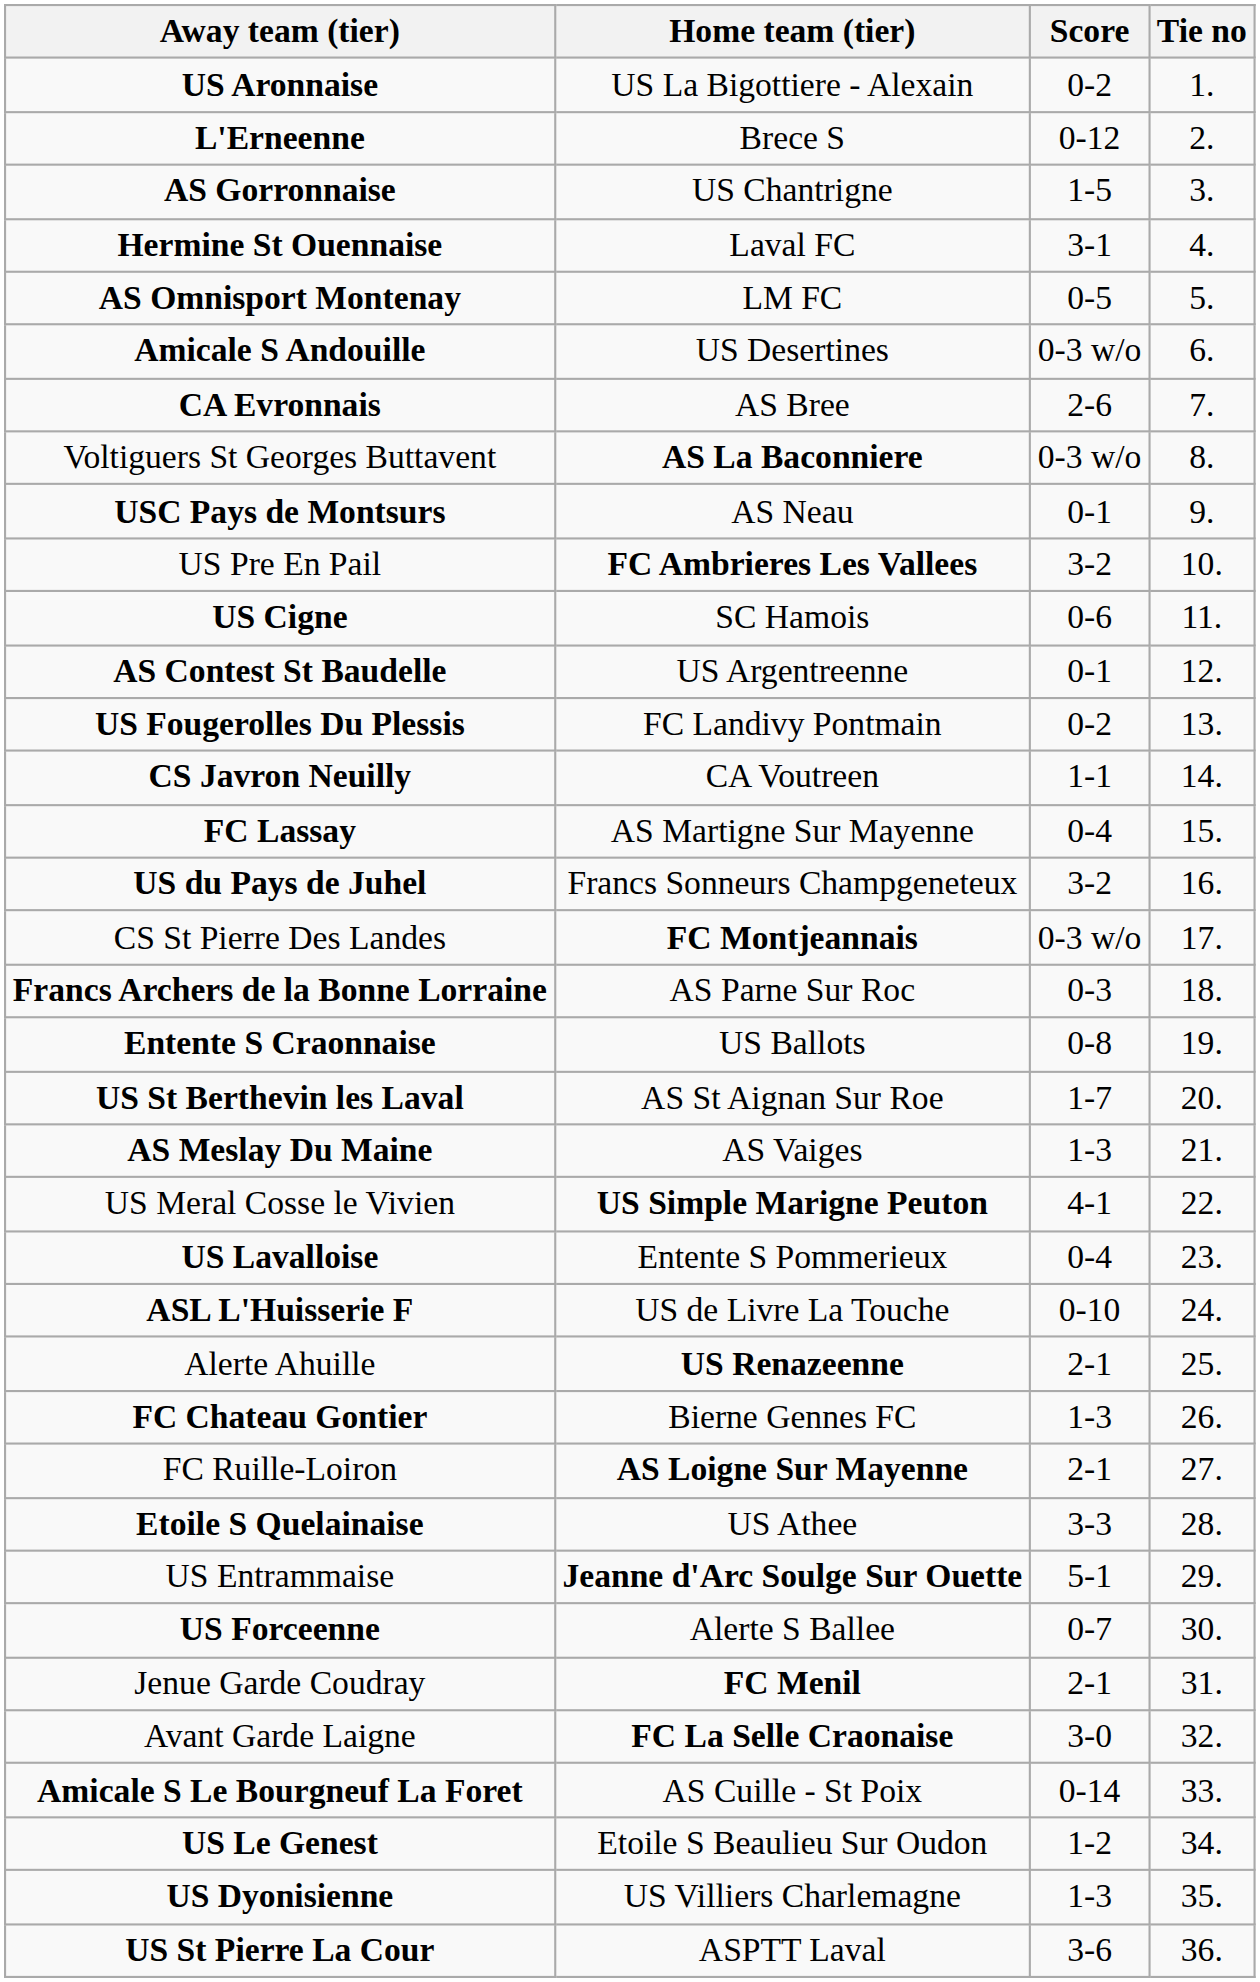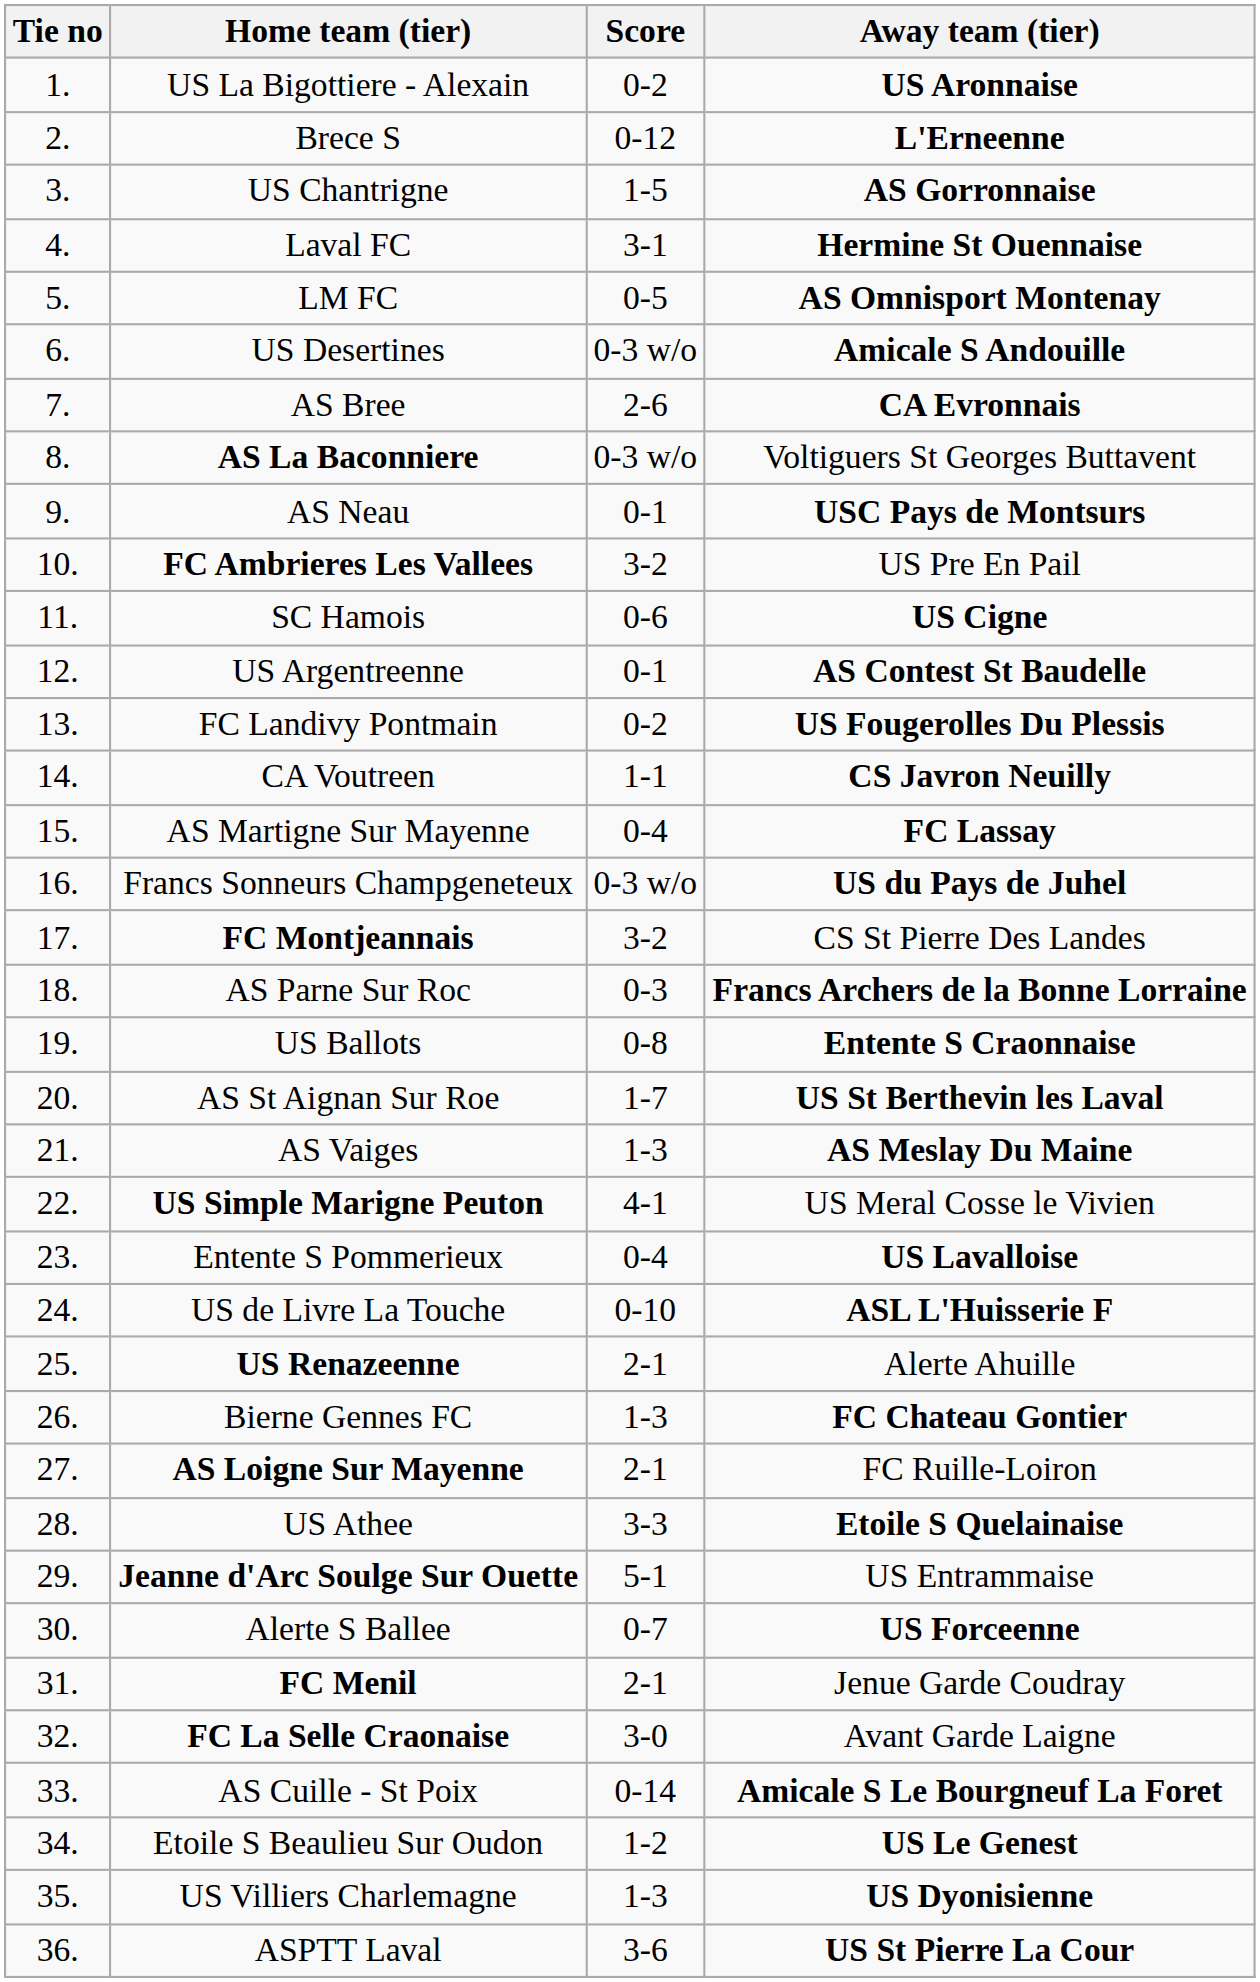columns swapped: (1202, 31) <-> (280, 31)
(1090, 883) 3-2 -> (645, 883) 0-3 w/o
(1090, 937) 0-3 w/o -> (645, 937) 3-2
